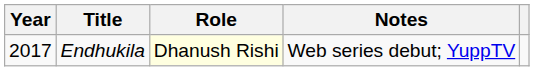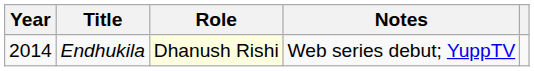(30, 50) 2017 -> (30, 50) 2014
